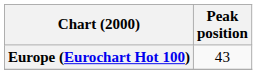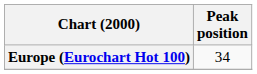(222, 57) 43 -> (222, 57) 34
